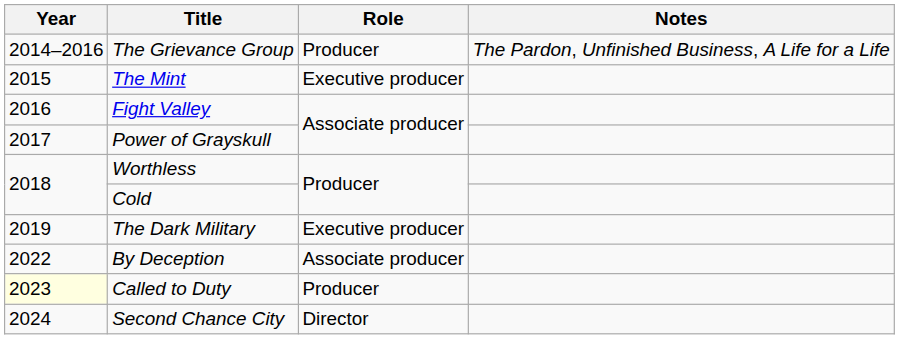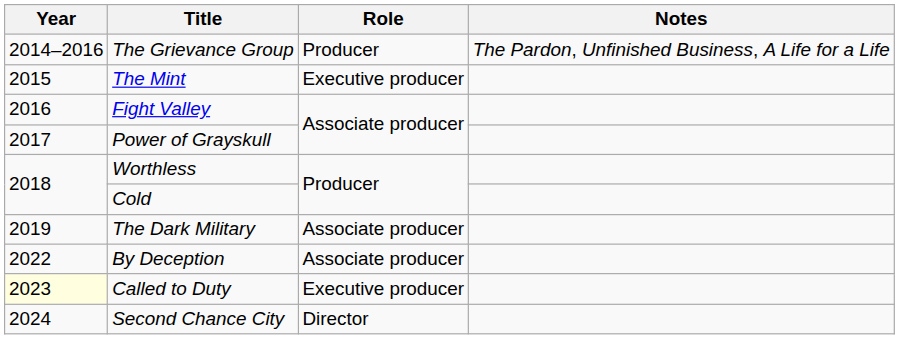(383, 229) Executive producer -> (383, 229) Associate producer
(341, 288) Producer -> (383, 288) Executive producer
